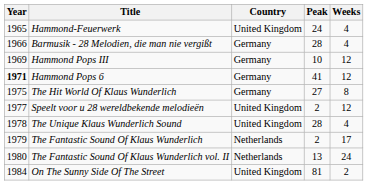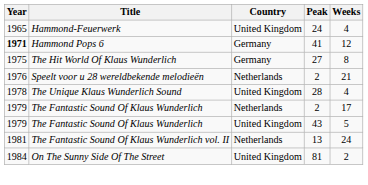- row: (122, 44)
- row: (70, 60)
(17, 108) 1977 -> (17, 76) 1976
(268, 108) United Kingdom -> (258, 76) Netherlands
(346, 108) 12 -> (346, 76) 21
+ row: (117, 124)
(17, 156) 1980 -> (17, 140) 1981
